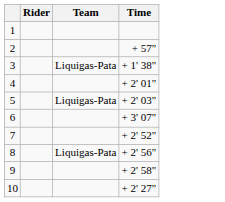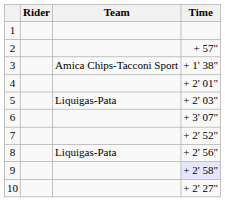(86, 65) Liquigas-Pata -> (117, 65) Amica Chips-Tacconi Sport
(139, 170) no background -> (201, 170) lavender background
